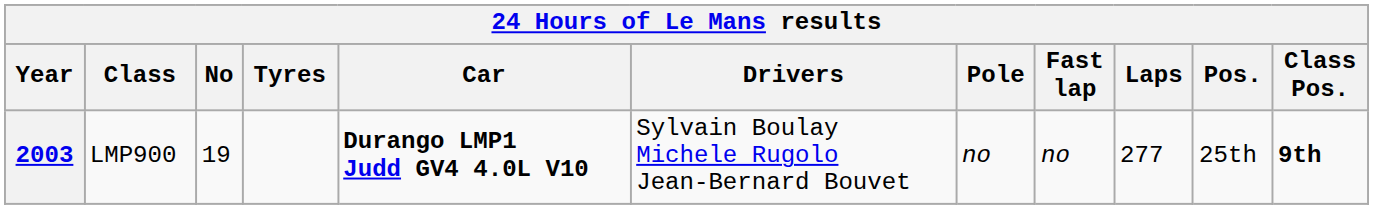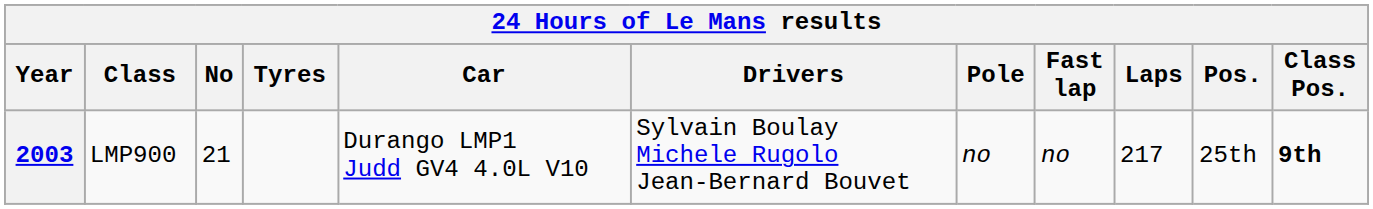(216, 157) 19 -> (216, 157) 21
(466, 157) bold -> (466, 157) normal
(1142, 157) 277 -> (1142, 157) 217
